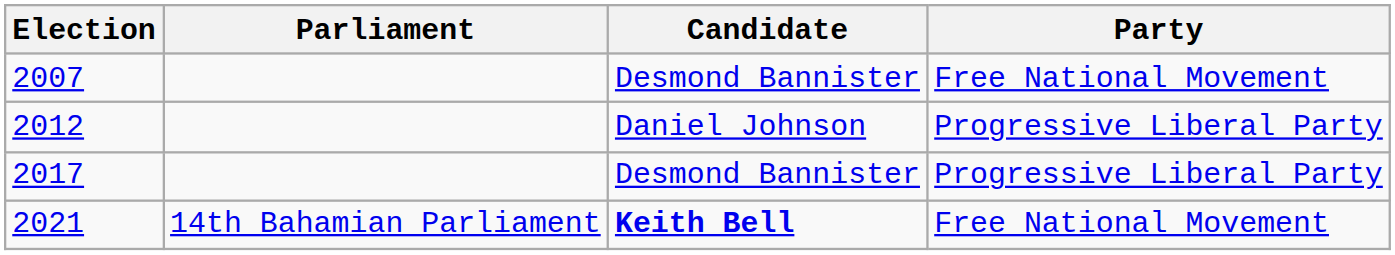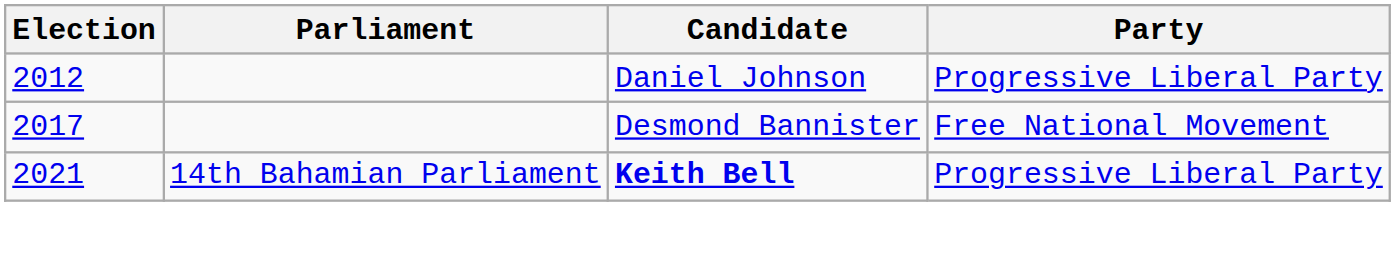- row: (48, 78)
(1159, 176) Progressive Liberal Party -> (1132, 127) Free National Movement
(1132, 224) Free National Movement -> (1159, 176) Progressive Liberal Party
